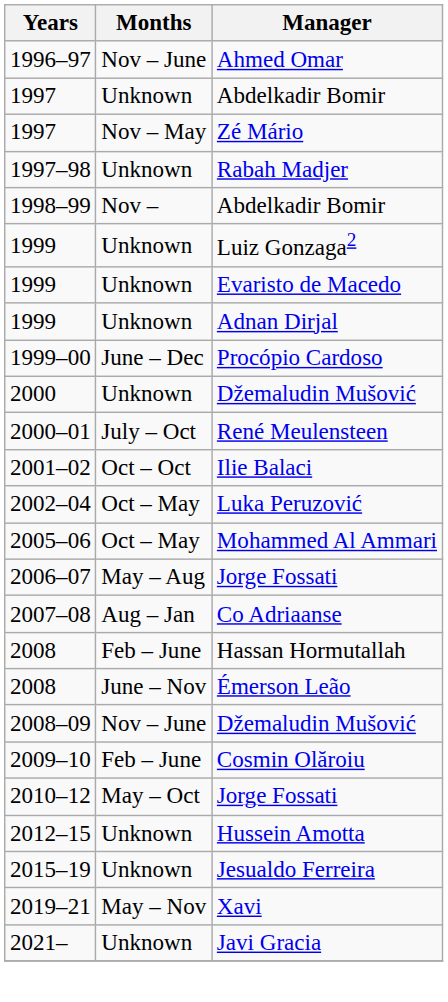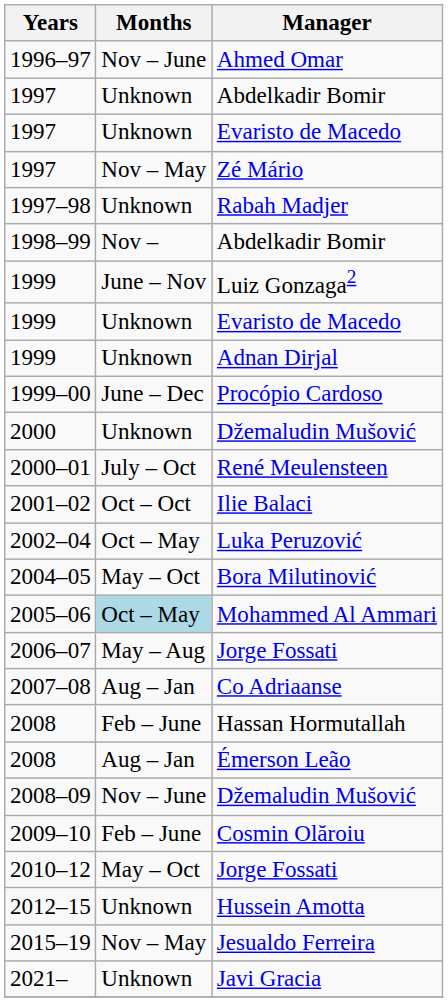+ row: (33, 132)
(147, 245) Unknown -> (154, 281) June – Nov
+ row: (50, 577)
(151, 540) no background -> (151, 613) lightblue background
(154, 686) June – Nov -> (148, 759) Aug – Jan
(147, 869) Unknown -> (154, 942) Nov – May
- row: (50, 906)
